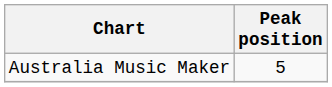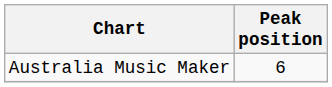(280, 68) 5 -> (280, 68) 6
